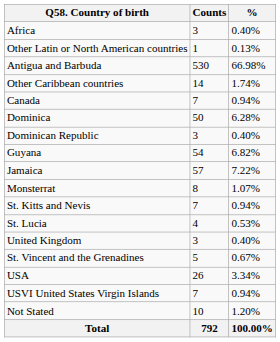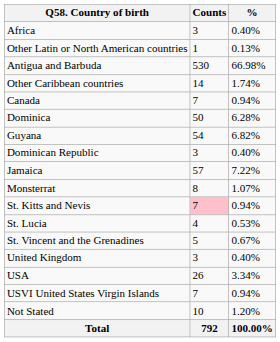rows swapped: (53, 135) <-> (24, 153)
(195, 205) no background -> (195, 205) pink background
rows swapped: (75, 258) <-> (44, 240)
